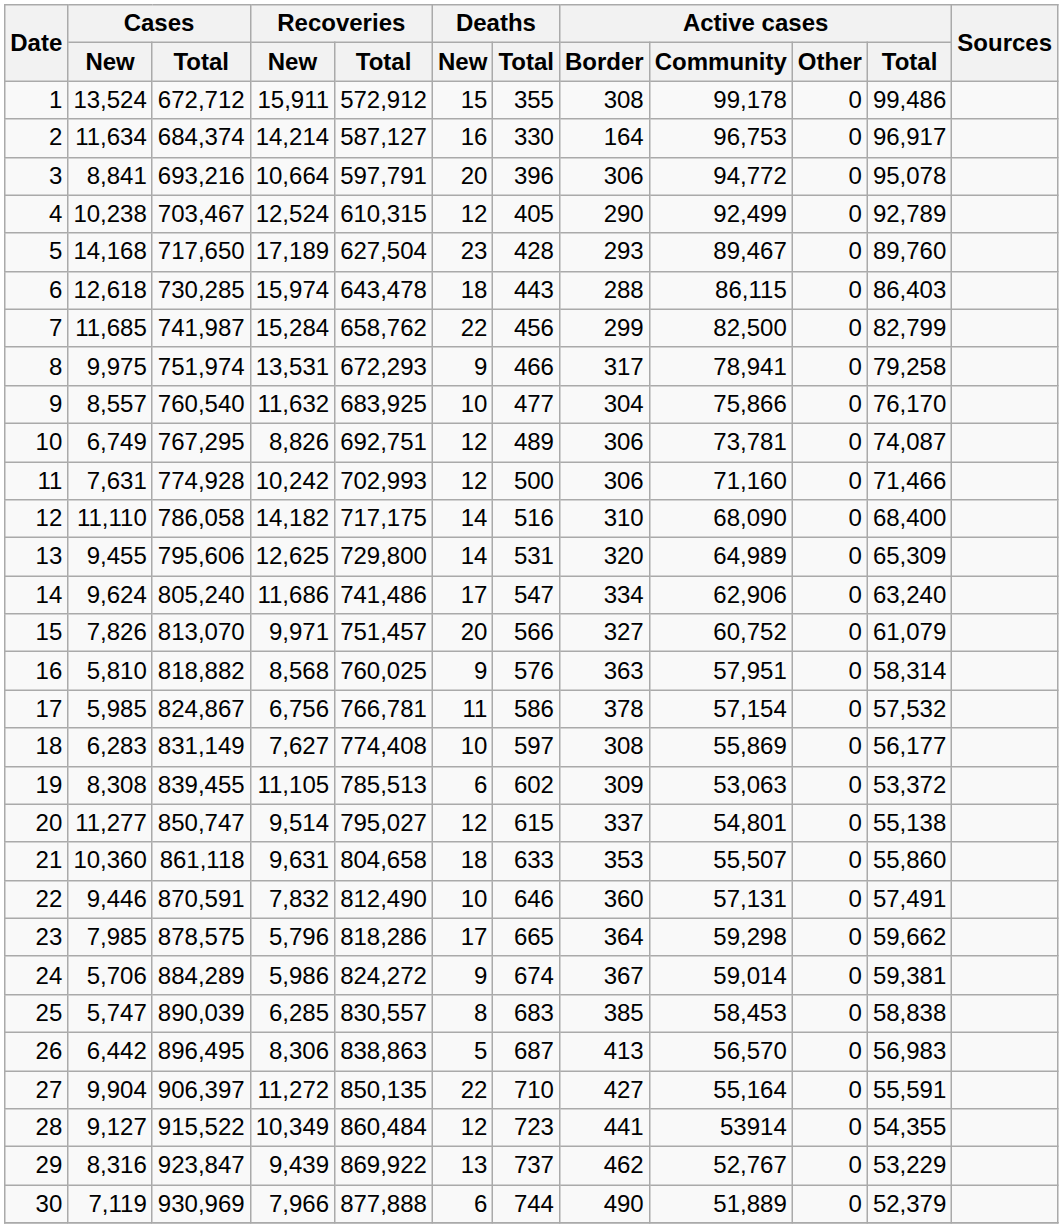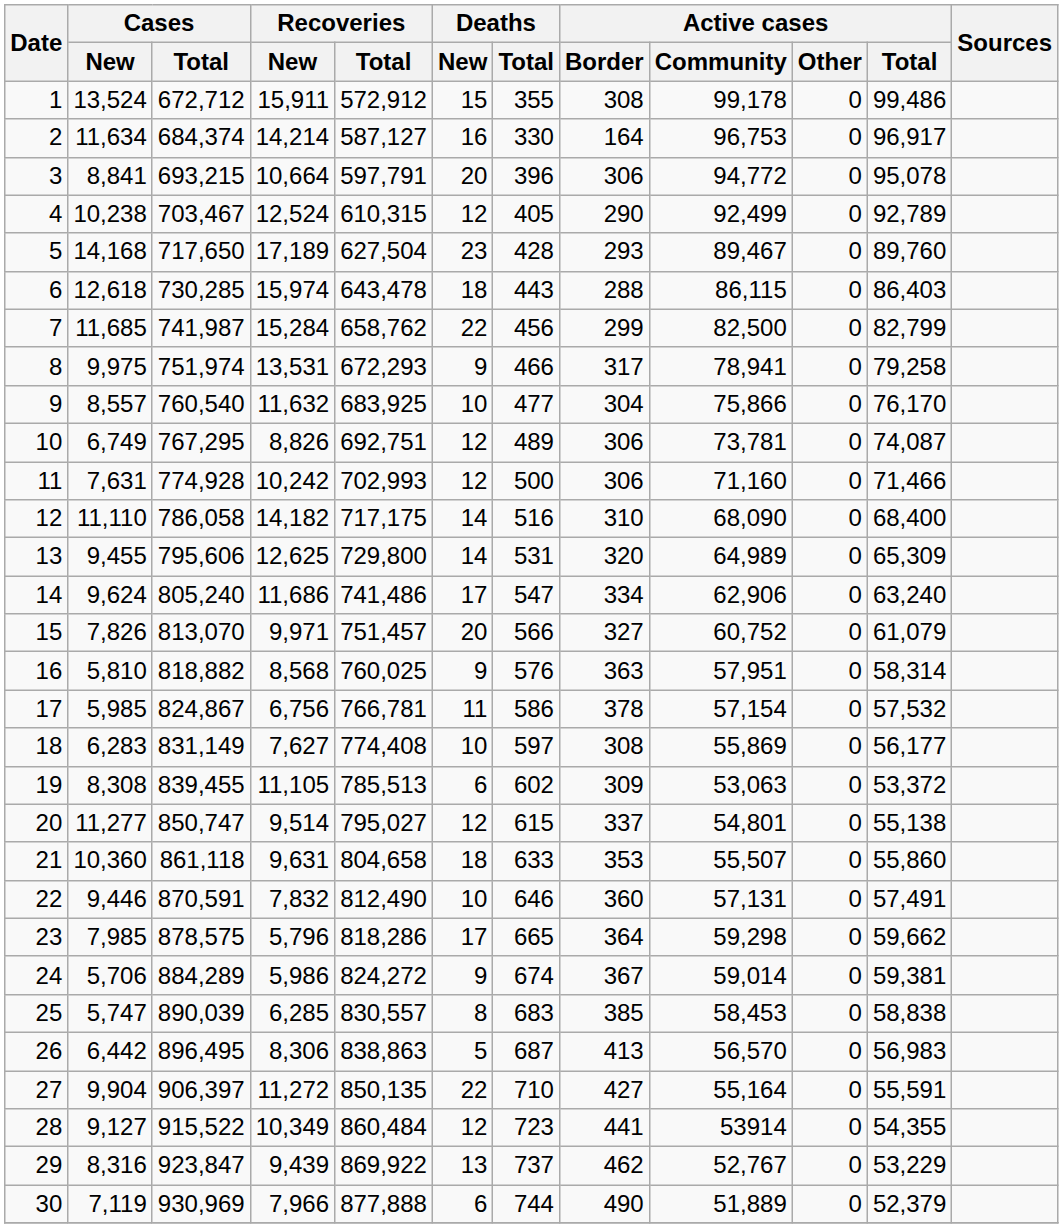(201, 175) 693,216 -> (201, 175) 693,215
